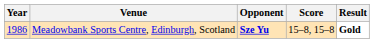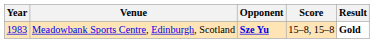(17, 30) 1986 -> (17, 30) 1983
